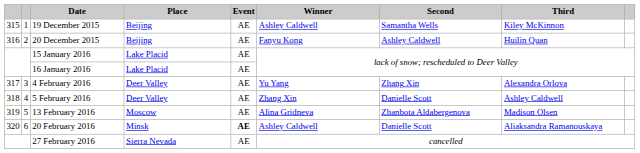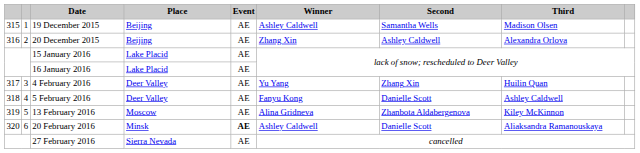(534, 25) Kiley McKinnon -> (531, 25) Madison Olsen
(281, 40) Fanyu Kong -> (278, 40) Zhang Xin
(526, 40) Huilin Quan -> (536, 40) Alexandra Orlova
(536, 83) Alexandra Orlova -> (526, 83) Huilin Quan
(278, 97) Zhang Xin -> (281, 97) Fanyu Kong
(531, 112) Madison Olsen -> (534, 112) Kiley McKinnon
